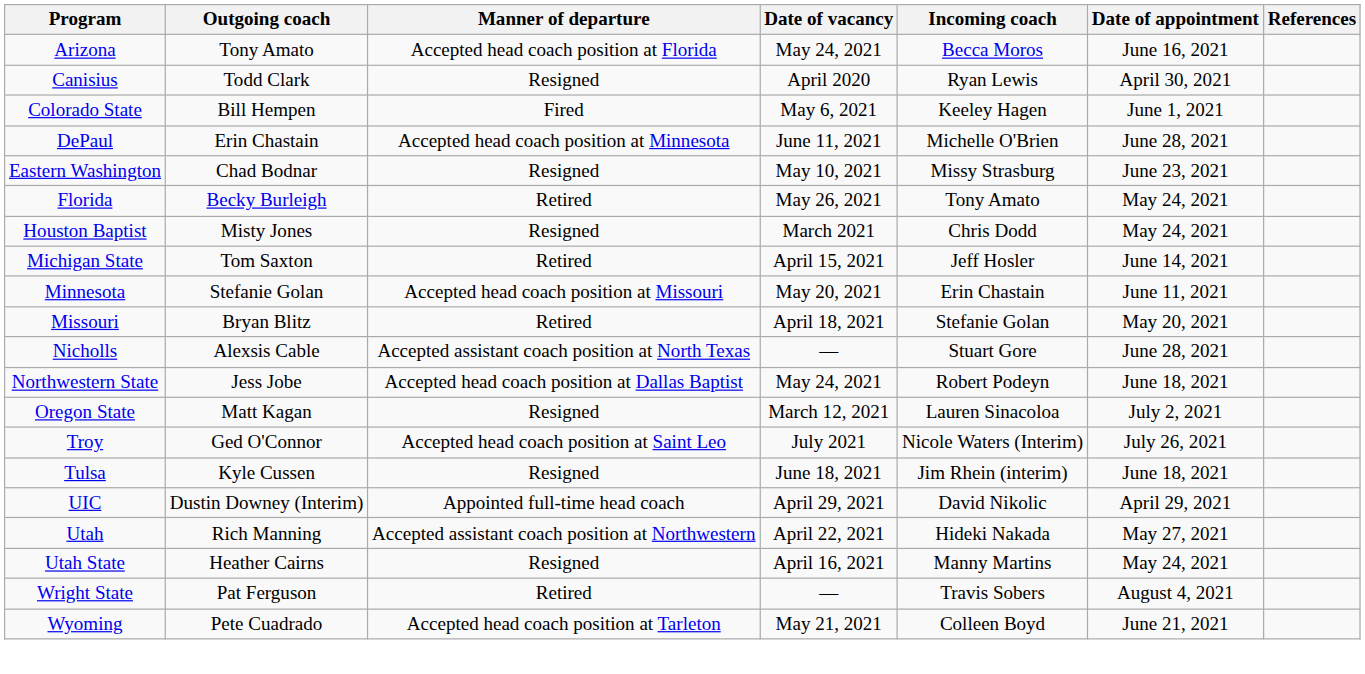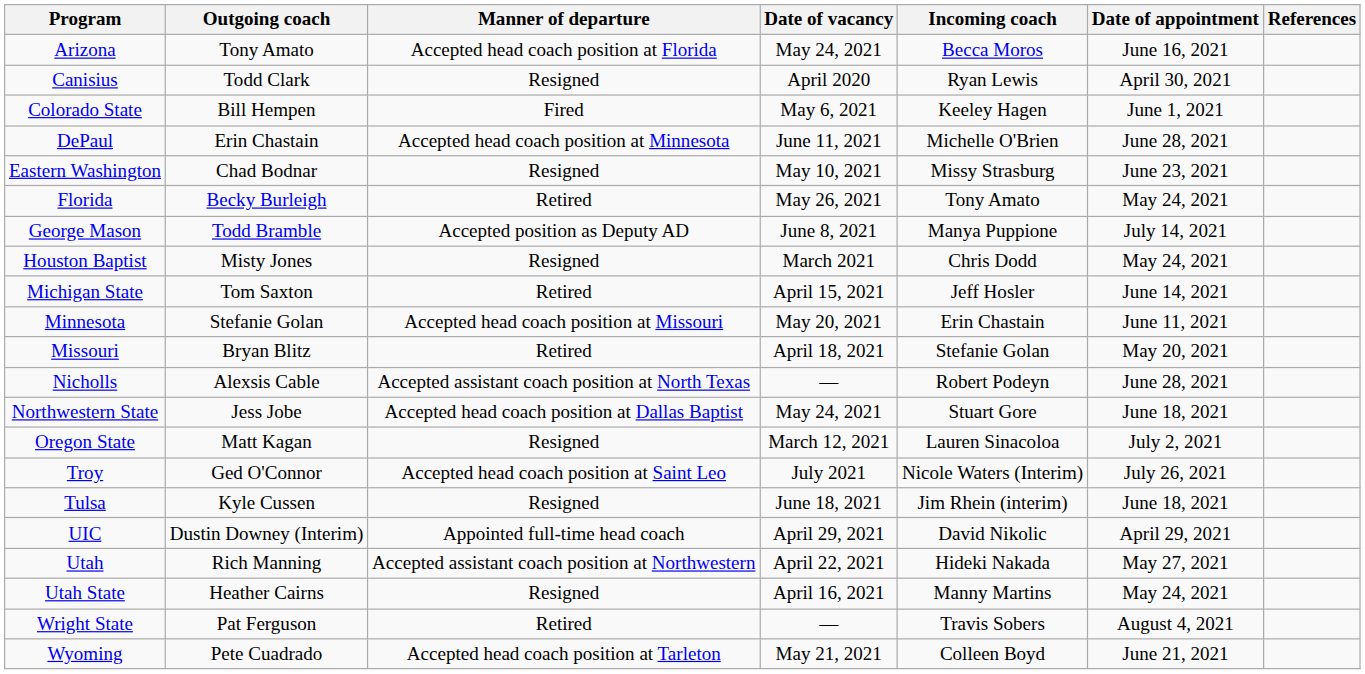+ row: (85, 230)
(993, 351) Stuart Gore -> (993, 381) Robert Podeyn
(993, 381) Robert Podeyn -> (993, 412) Stuart Gore
